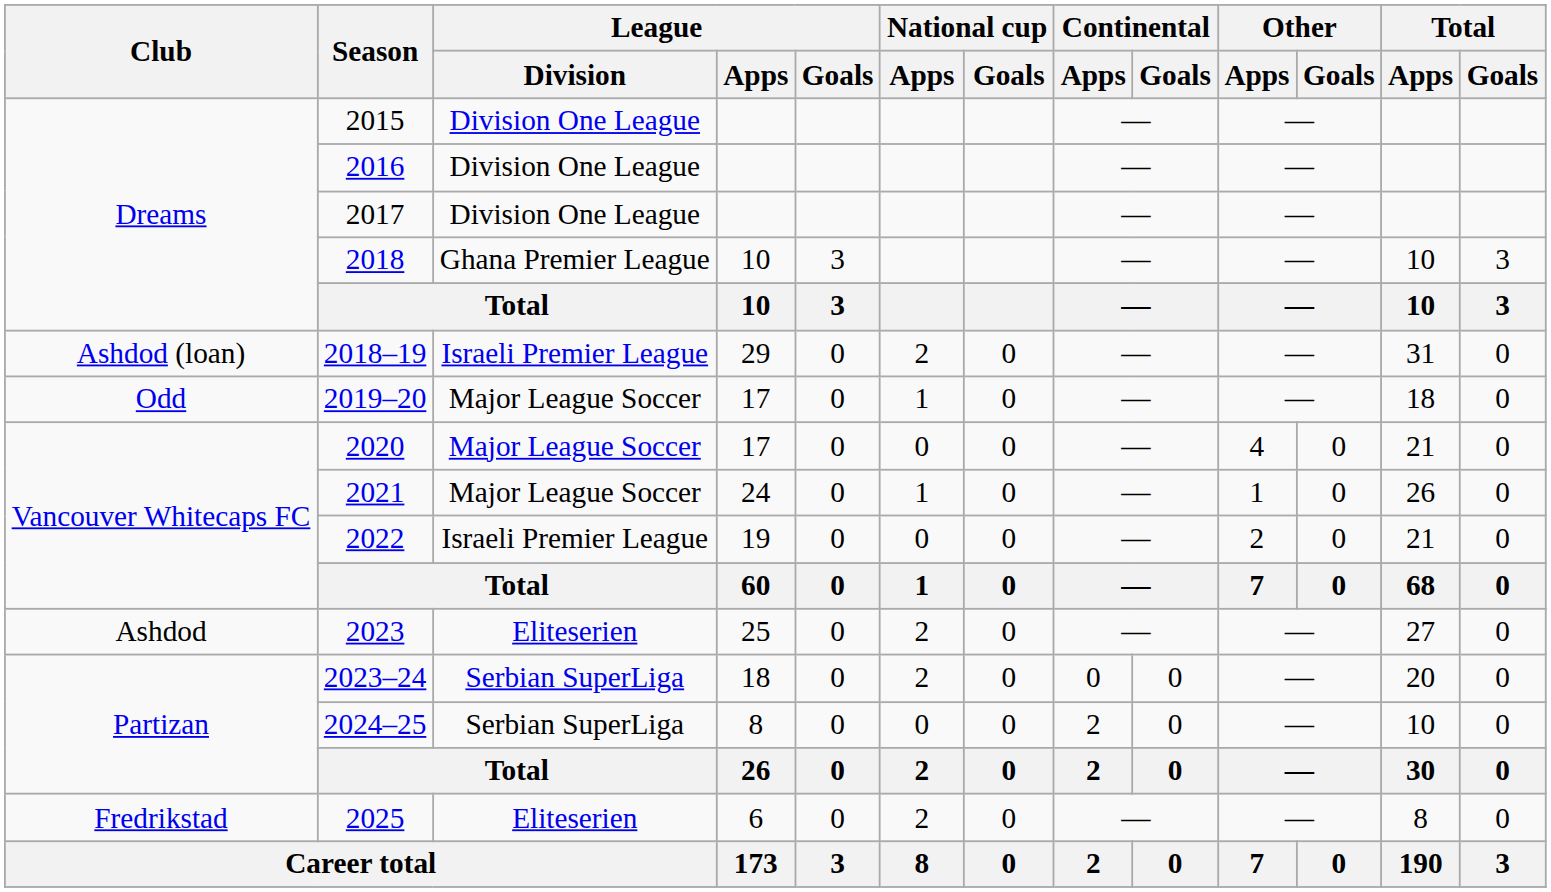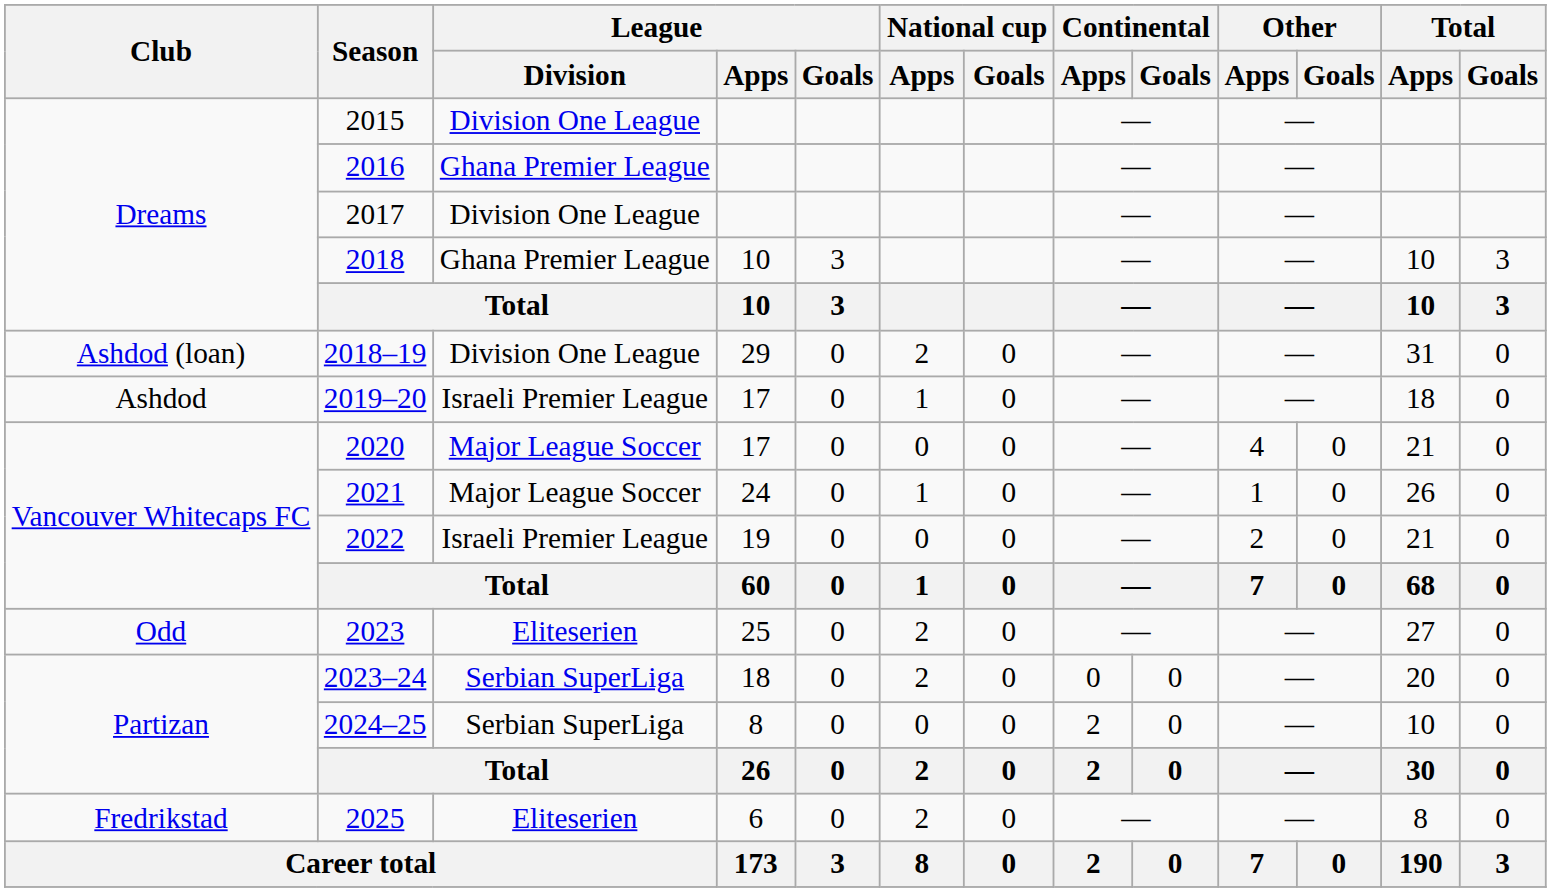(575, 167) Division One League -> (575, 167) Ghana Premier League
(575, 352) Israeli Premier League -> (575, 352) Division One League
(161, 399) Odd -> (161, 399) Ashdod
(575, 399) Major League Soccer -> (575, 399) Israeli Premier League
(161, 631) Ashdod -> (161, 631) Odd
